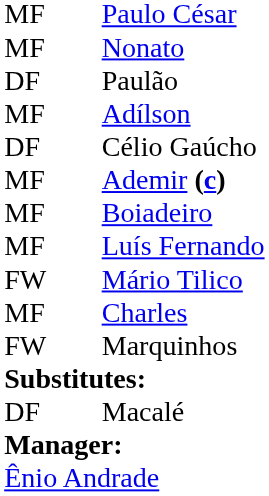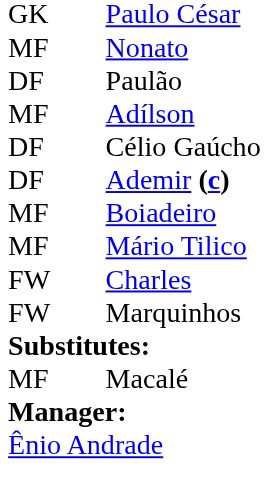(24, 14) MF -> (28, 14) GK
(24, 179) MF -> (26, 179) DF
- row: (183, 246)
(25, 279) FW -> (28, 246) MF
(24, 312) MF -> (29, 279) FW
(22, 411) DF -> (28, 378) MF
